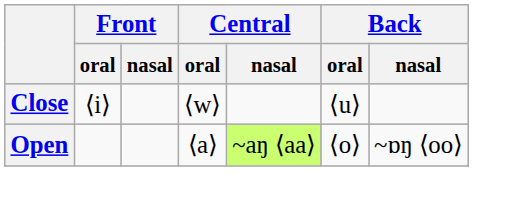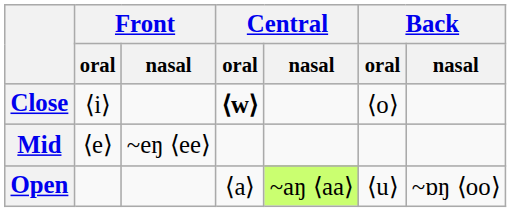(202, 104) normal -> (240, 104) bold
(345, 104) ⟨u⟩ -> (382, 104) ⟨o⟩
+ row: (39, 144)
(345, 145) ⟨o⟩ -> (382, 186) ⟨u⟩
